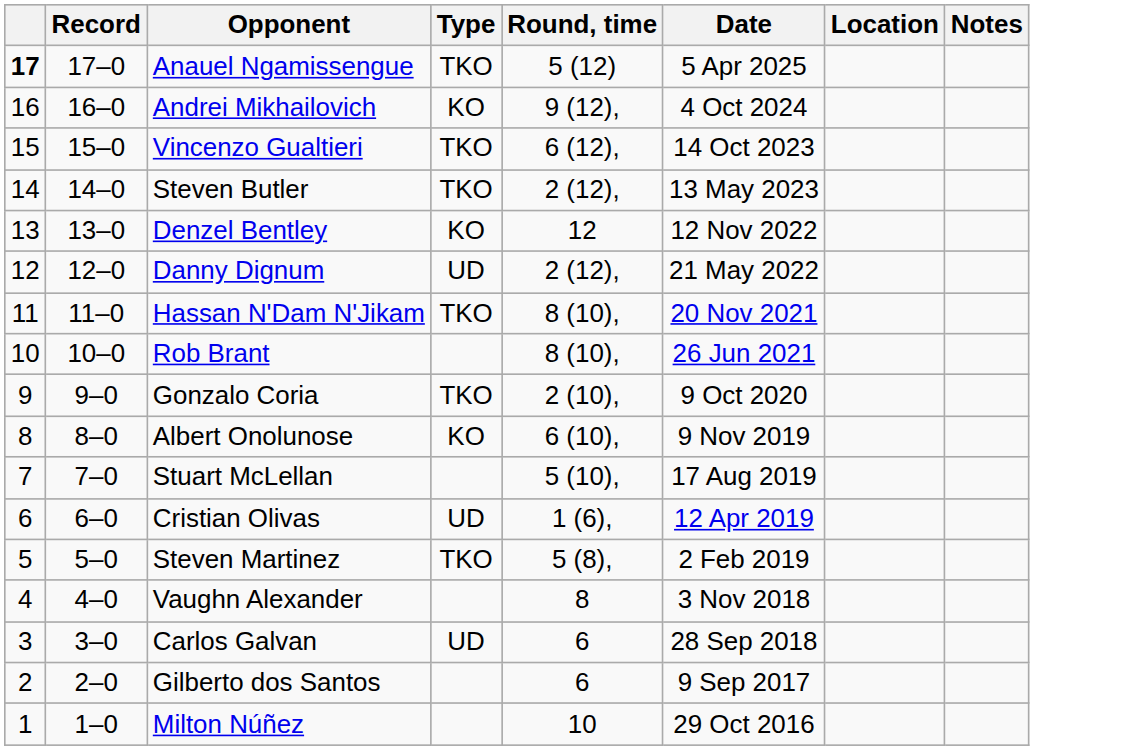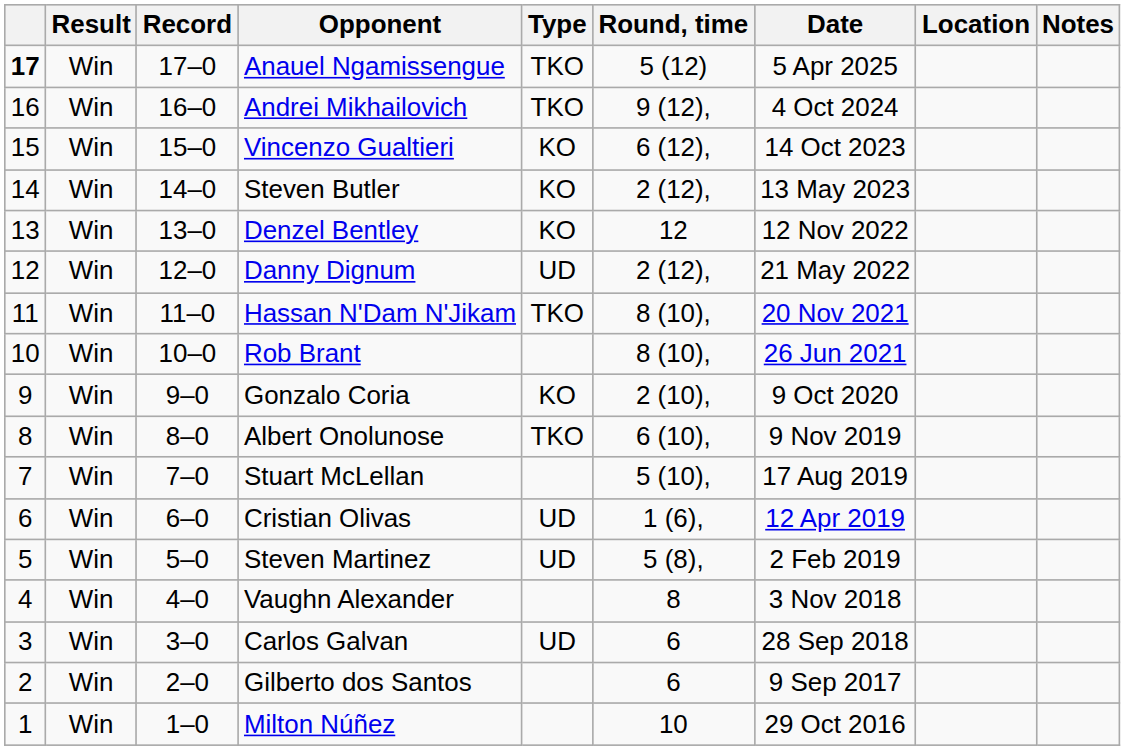+ column: (91, 25)
(466, 107) KO -> (557, 107) TKO
(466, 148) TKO -> (557, 148) KO
(466, 189) TKO -> (557, 189) KO
(466, 395) TKO -> (557, 395) KO
(466, 436) KO -> (557, 436) TKO
(466, 559) TKO -> (557, 559) UD
